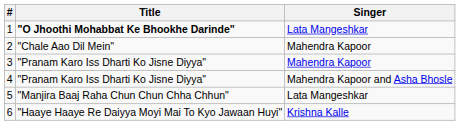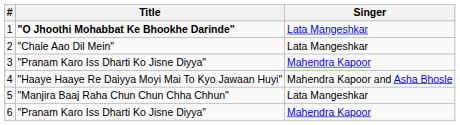(329, 46) Mahendra Kapoor -> (328, 46) Lata Mangeshkar
(112, 79) "Pranam Karo Iss Dharti Ko Jisne Diyya" -> (150, 79) "Haaye Haaye Re Daiyya Moyi Mai To Kyo Jawaan Huyi"
(150, 112) "Haaye Haaye Re Daiyya Moyi Mai To Kyo Jawaan Huyi" -> (112, 112) "Pranam Karo Iss Dharti Ko Jisne Diyya"
(318, 112) Krishna Kalle -> (329, 112) Mahendra Kapoor
